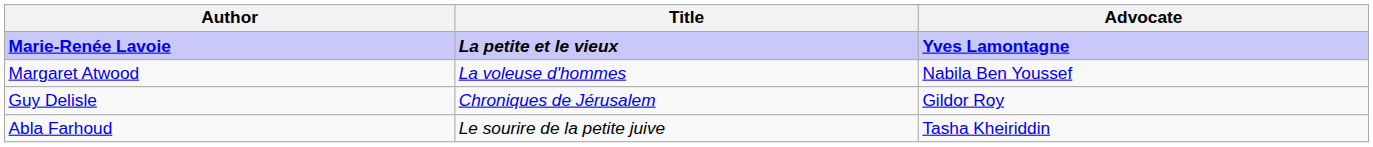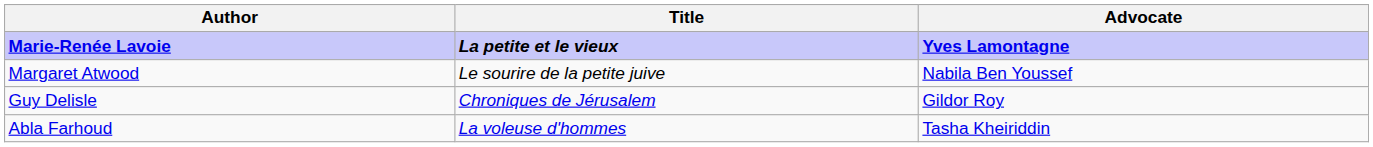(542, 73) La voleuse d'hommes -> (562, 73) Le sourire de la petite juive
(562, 127) Le sourire de la petite juive -> (542, 127) La voleuse d'hommes
